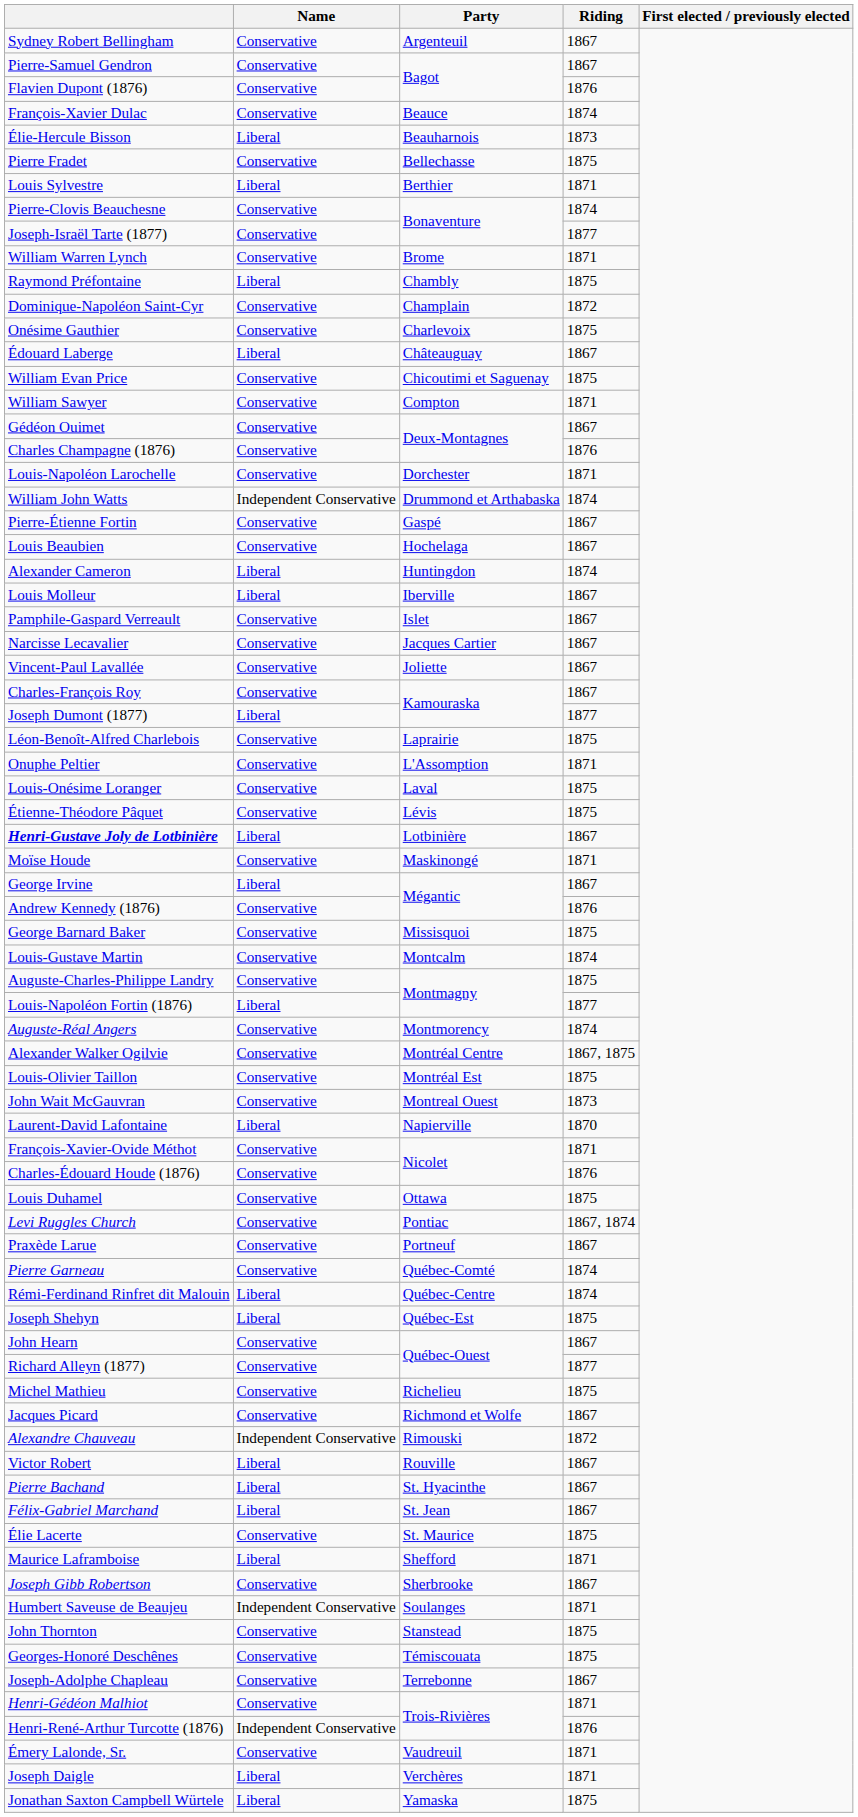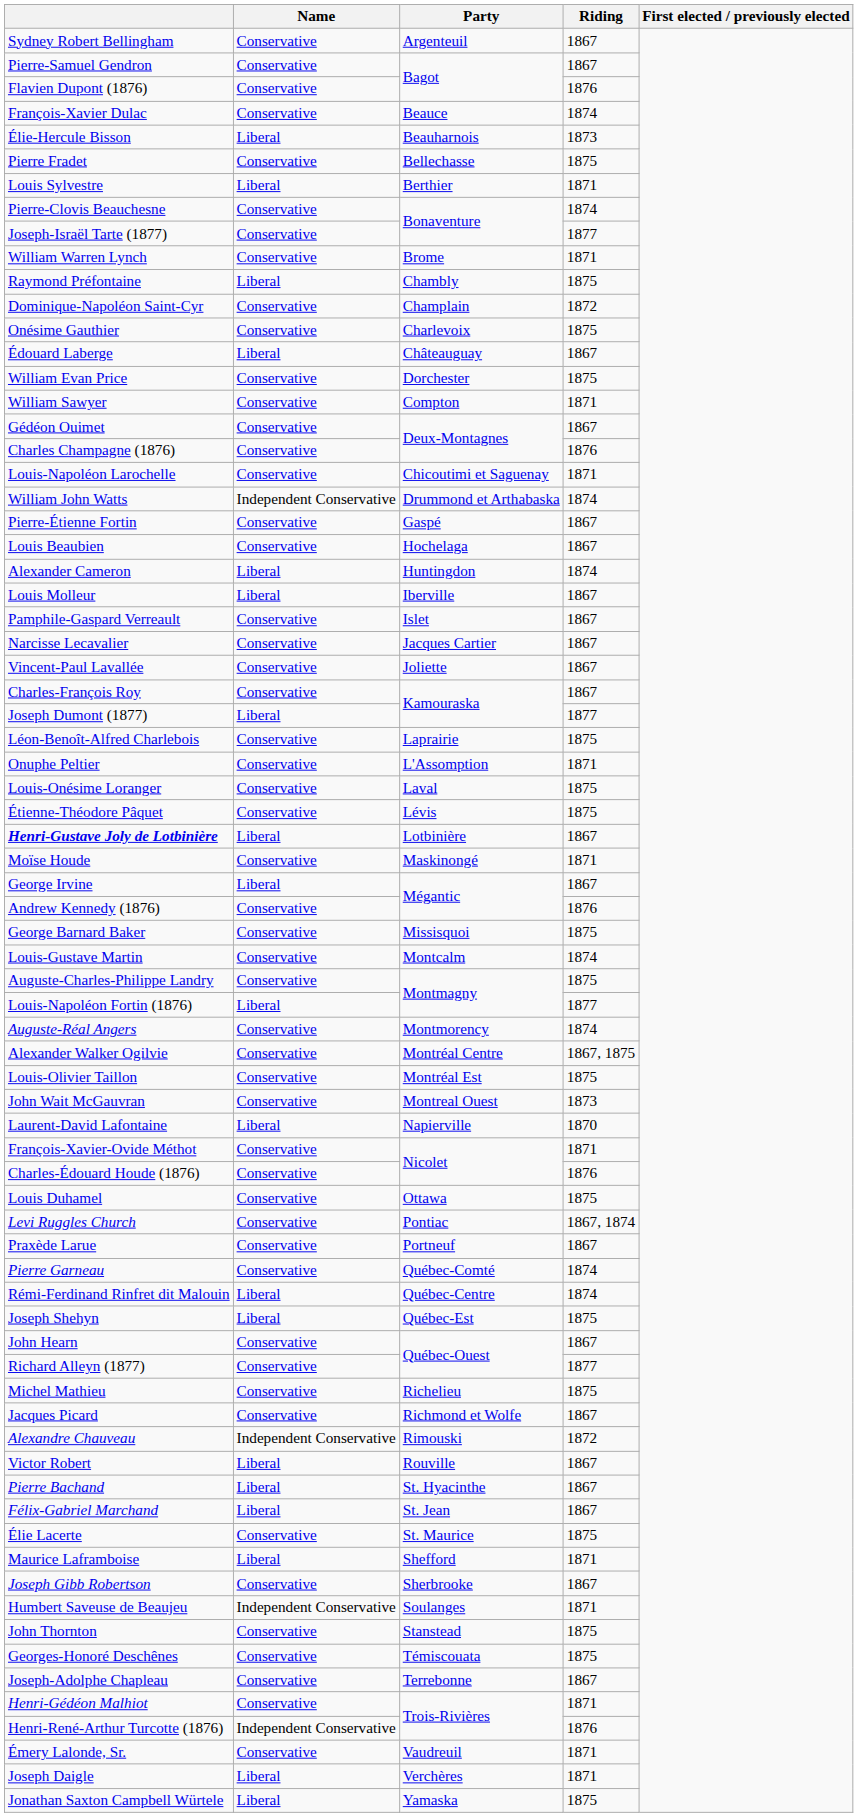(476, 378) Chicoutimi et Saguenay -> (436, 378) Dorchester
(436, 474) Dorchester -> (476, 474) Chicoutimi et Saguenay
